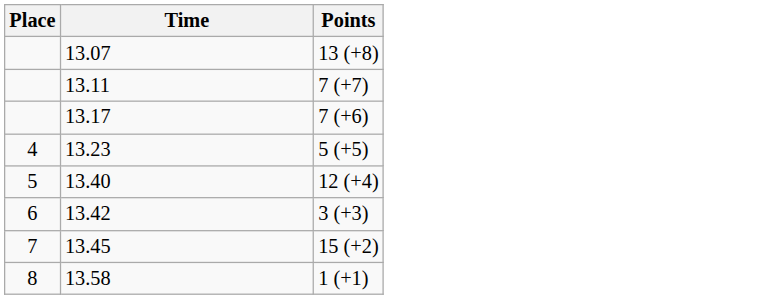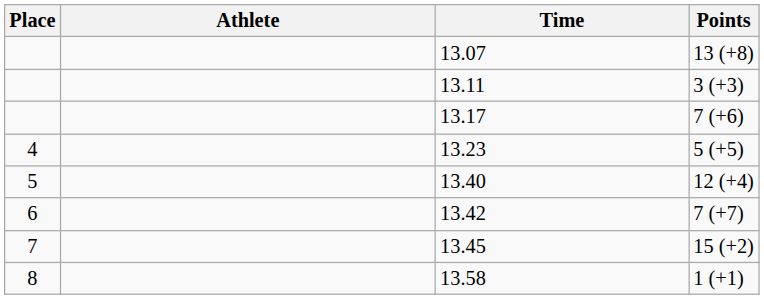+ column: (248, 20)
(343, 85) 7 (+7) -> (718, 85) 3 (+3)
(343, 213) 3 (+3) -> (718, 213) 7 (+7)
